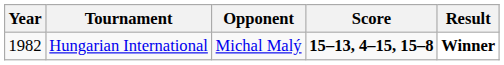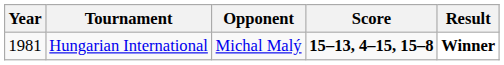(25, 45) 1982 -> (25, 45) 1981
